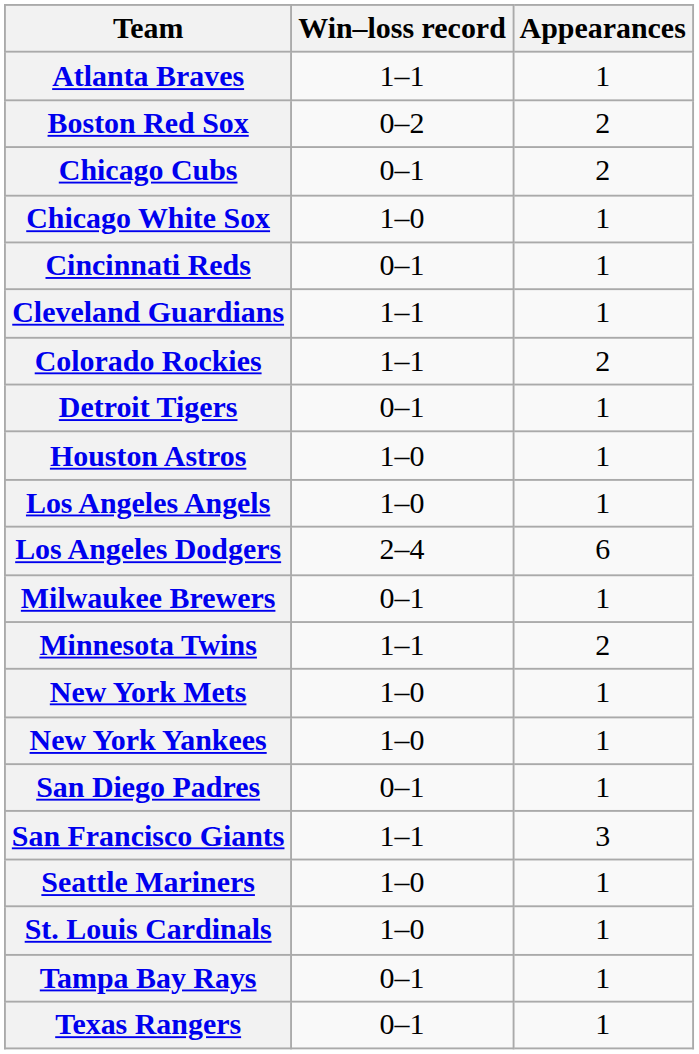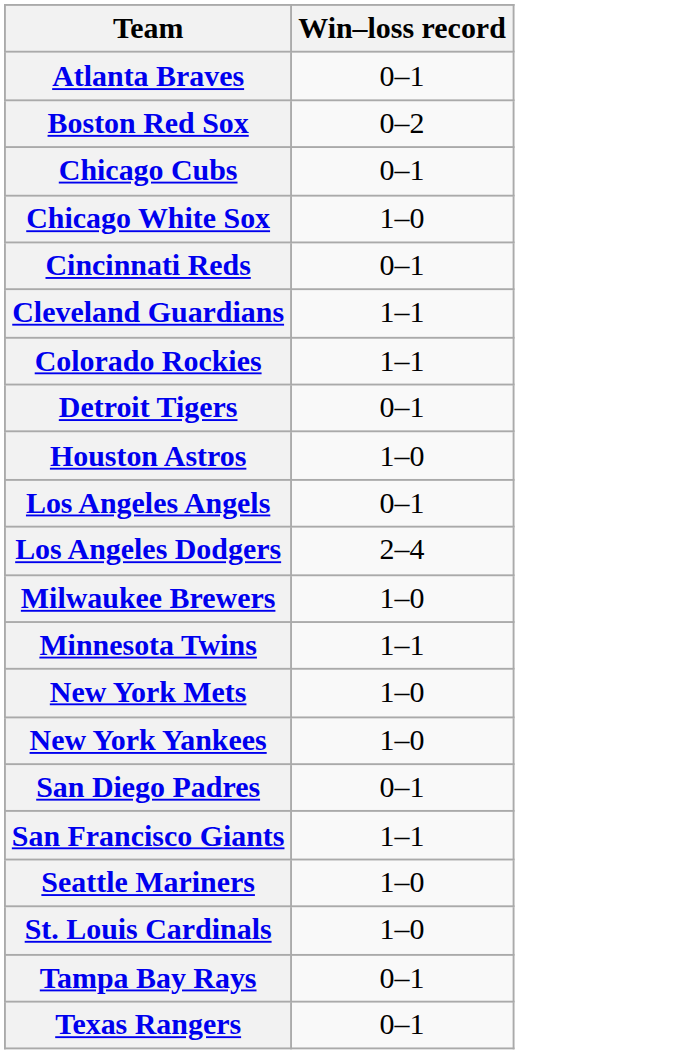- column: (603, 28)
(402, 75) 1–1 -> (402, 75) 0–1
(402, 502) 1–0 -> (402, 502) 0–1
(402, 597) 0–1 -> (402, 597) 1–0
